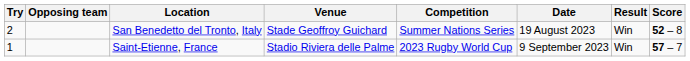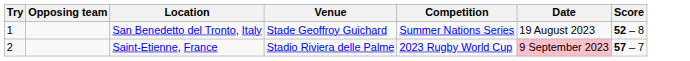- column: (631, 13)
(10, 30) 2 -> (10, 30) 1
(10, 47) 1 -> (10, 47) 2
(564, 47) no background -> (564, 47) pink background
